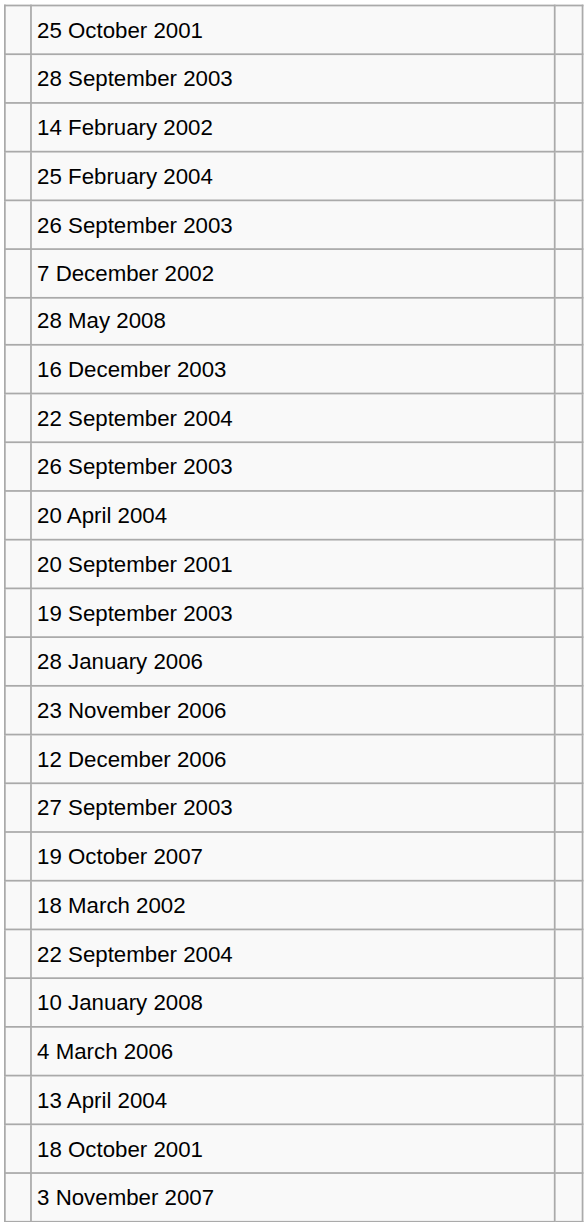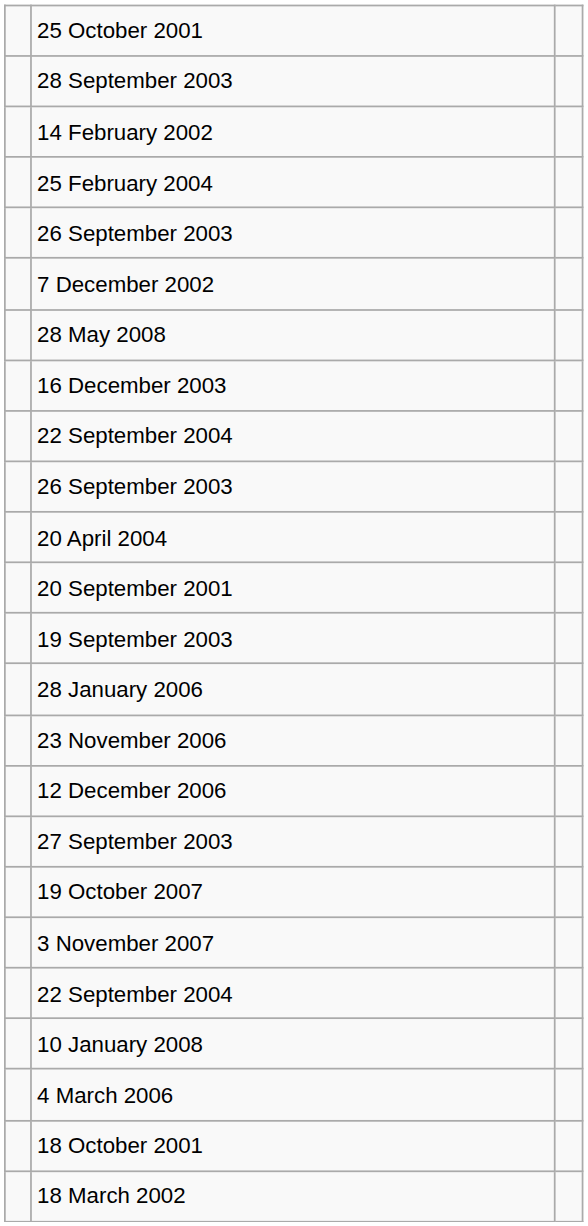rows swapped: (18, 1197) <-> (18, 905)
- row: (18, 1100)
